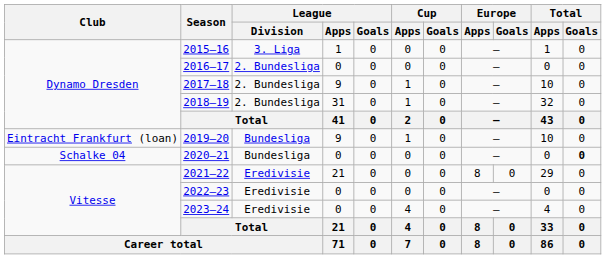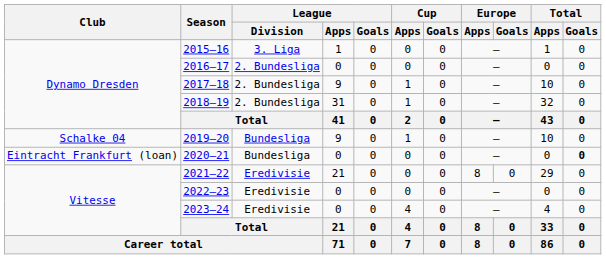(92, 138) Eintracht Frankfurt (loan) -> (92, 138) Schalke 04
(92, 156) Schalke 04 -> (92, 156) Eintracht Frankfurt (loan)
